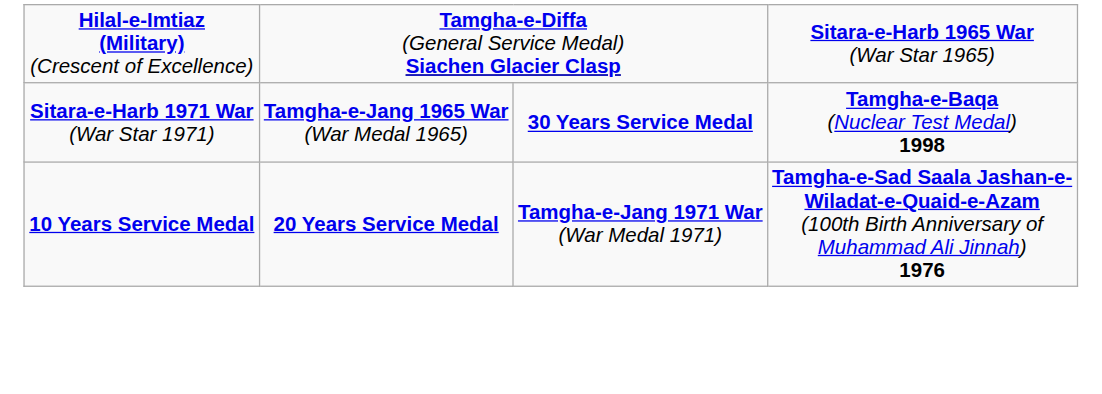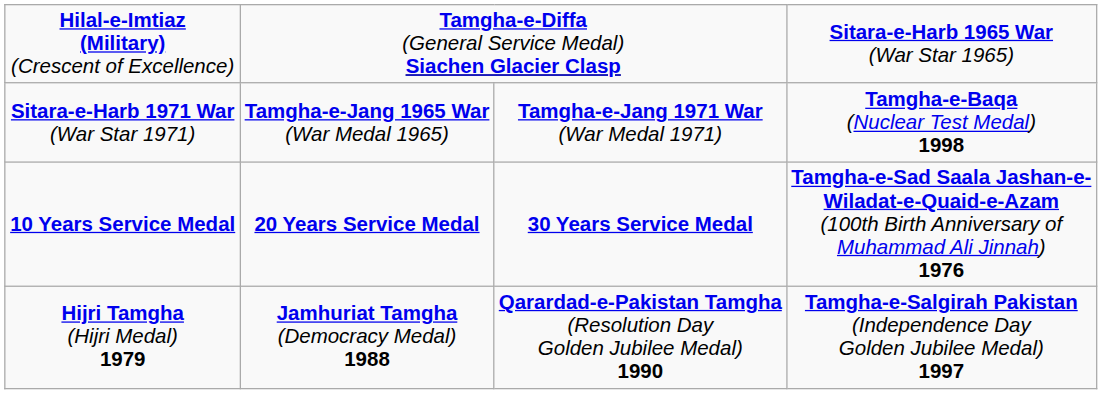(640, 122) 30 Years Service Medal -> (640, 122) Tamgha-e-Jang 1971 War (War Medal 1971)
(640, 223) Tamgha-e-Jang 1971 War (War Medal 1971) -> (640, 223) 30 Years Service Medal
+ row: (123, 337)
